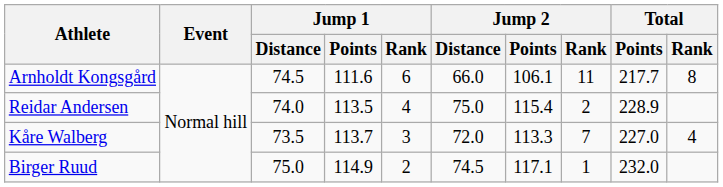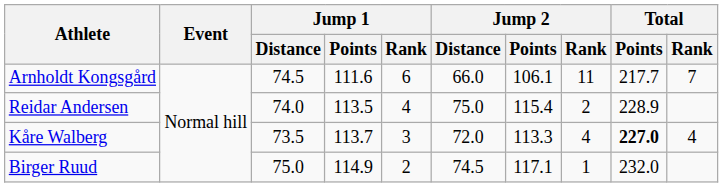(692, 78) 8 -> (692, 78) 7
(586, 137) 7 -> (586, 137) 4
(639, 137) normal -> (639, 137) bold
